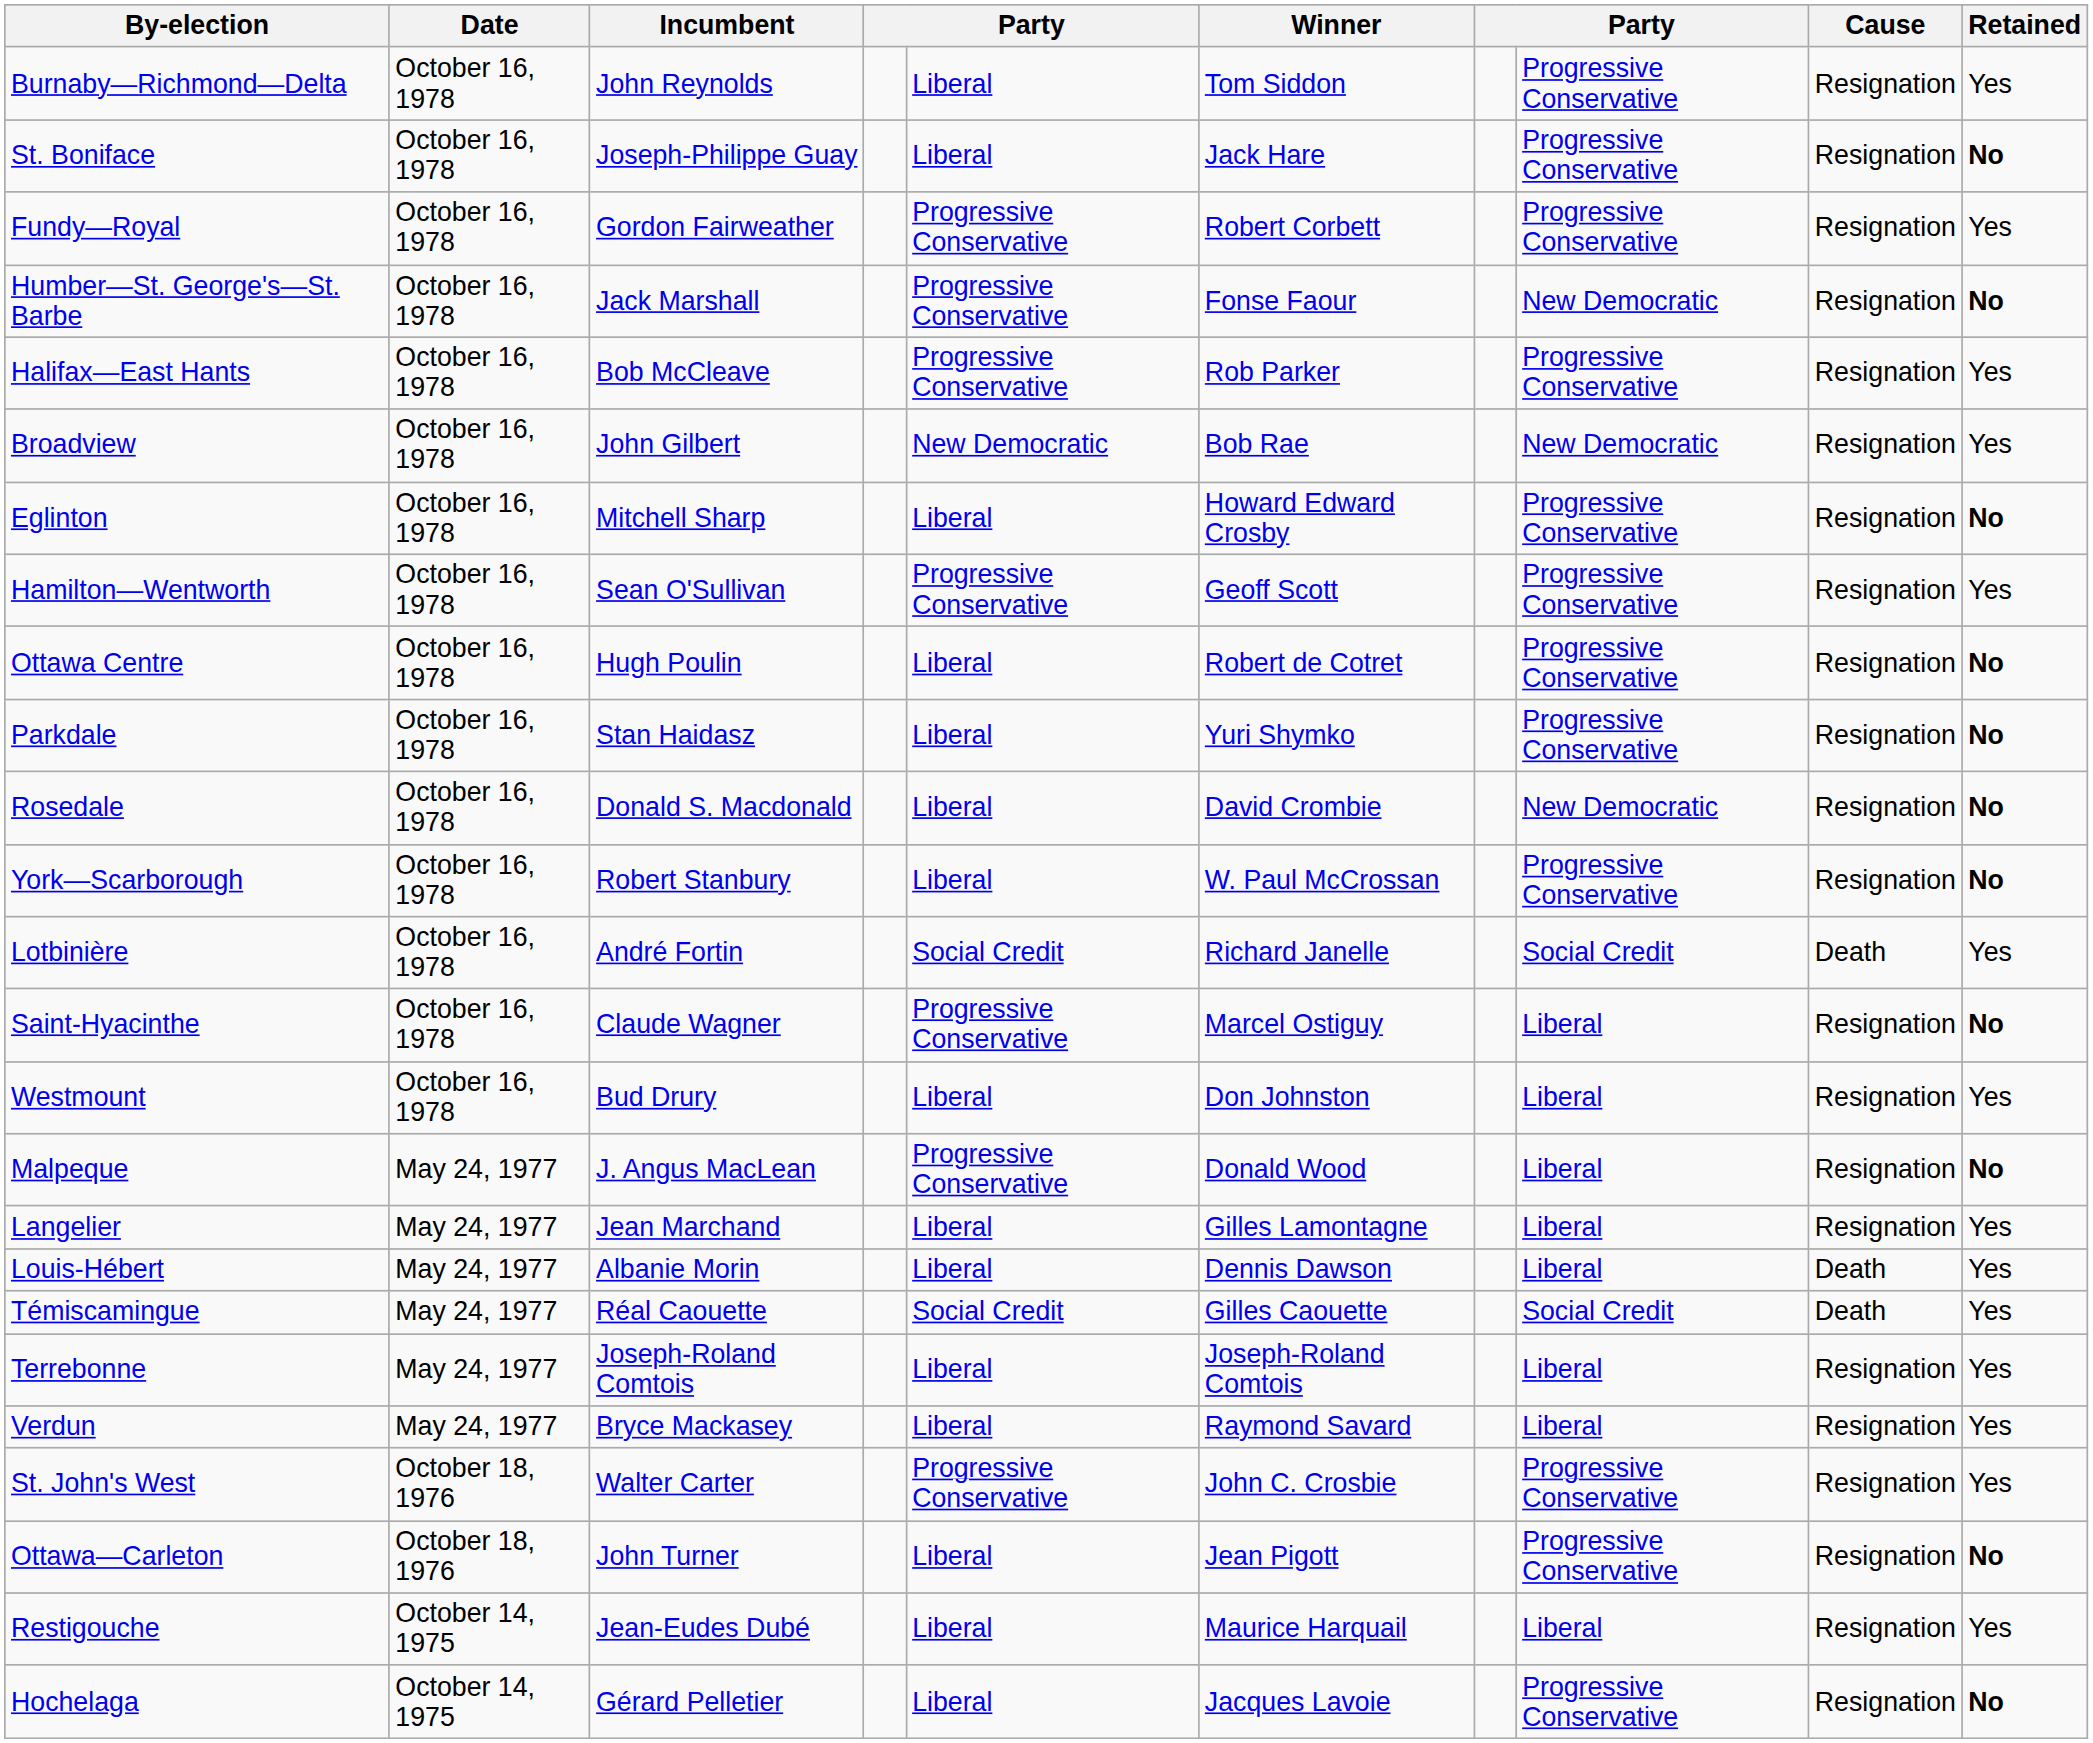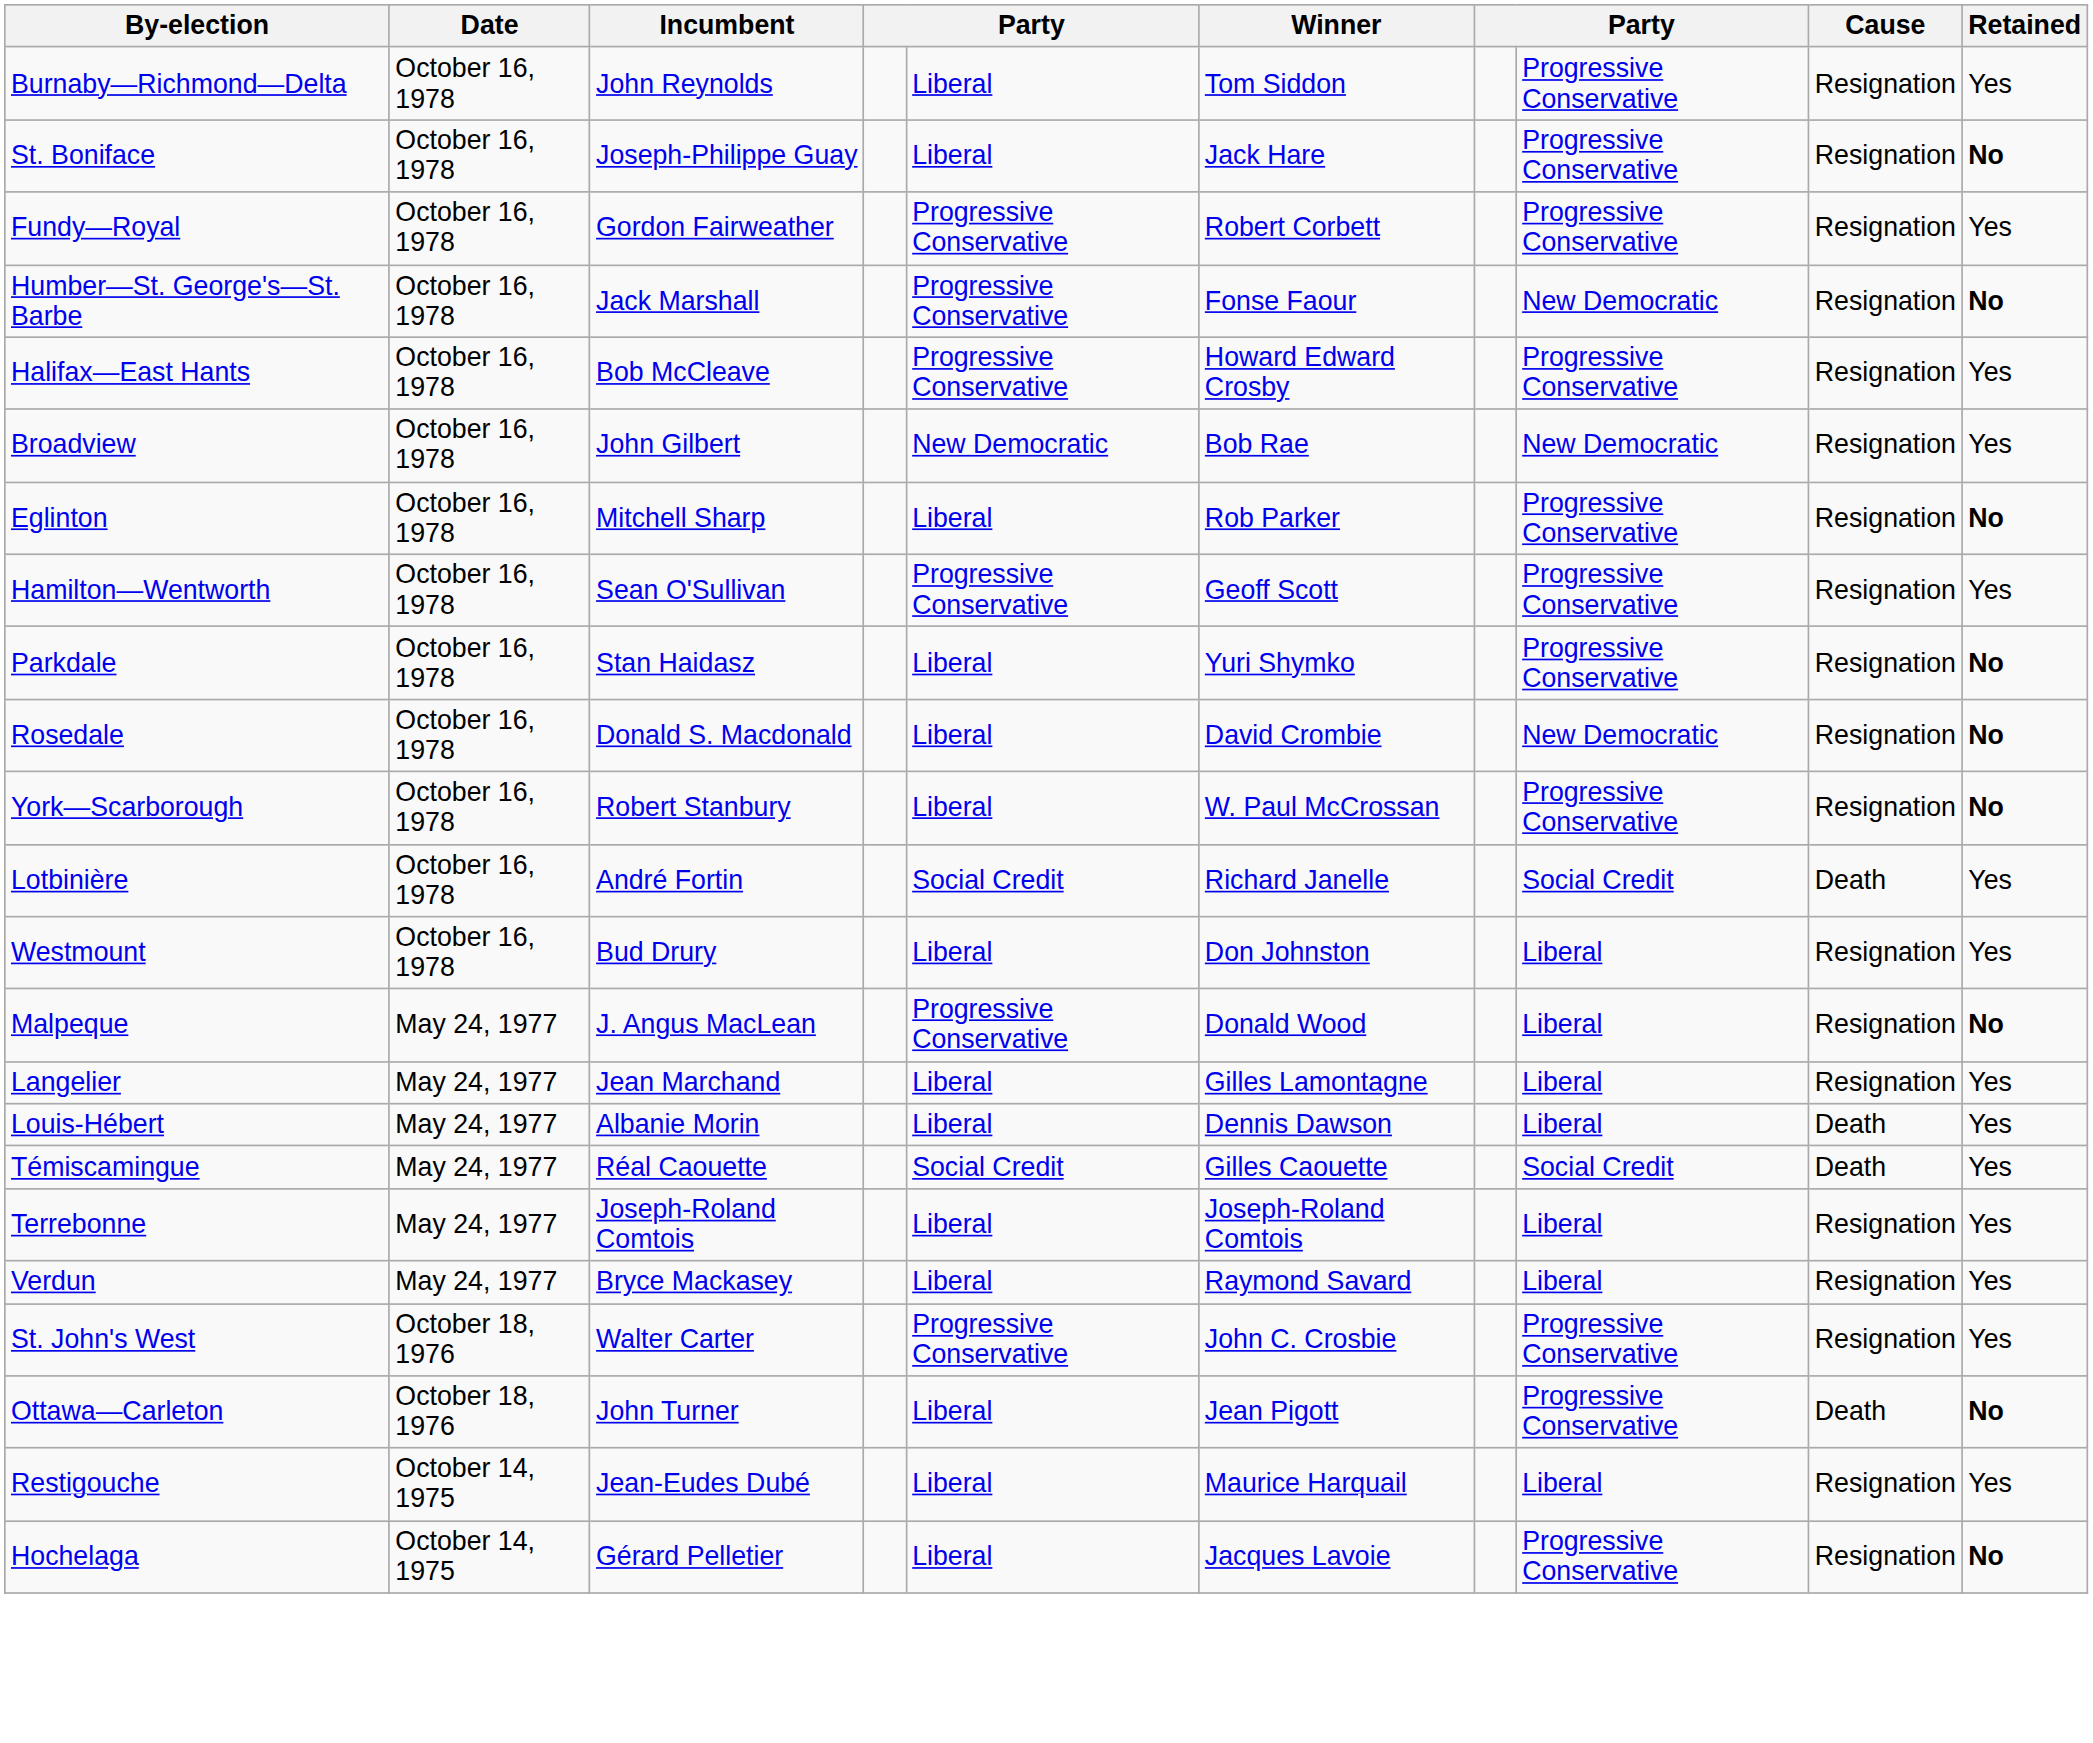(1272, 372) Rob Parker -> (1300, 372) Howard Edward Crosby
(1300, 517) Howard Edward Crosby -> (1272, 517) Rob Parker
- row: (97, 662)
- row: (105, 1024)
(1885, 1556) Resignation -> (1850, 1411) Death
